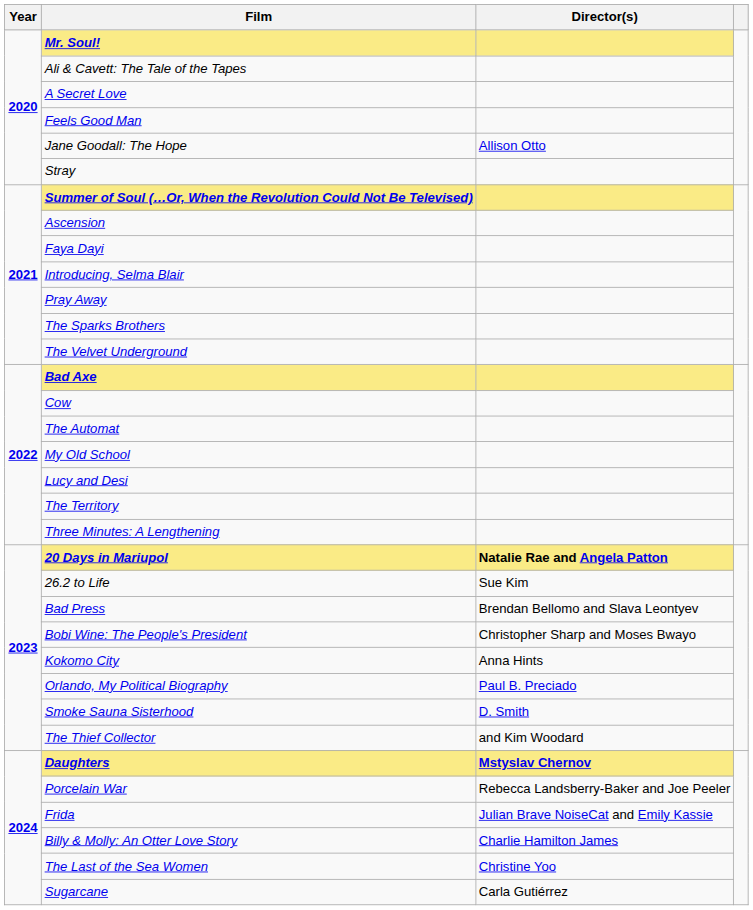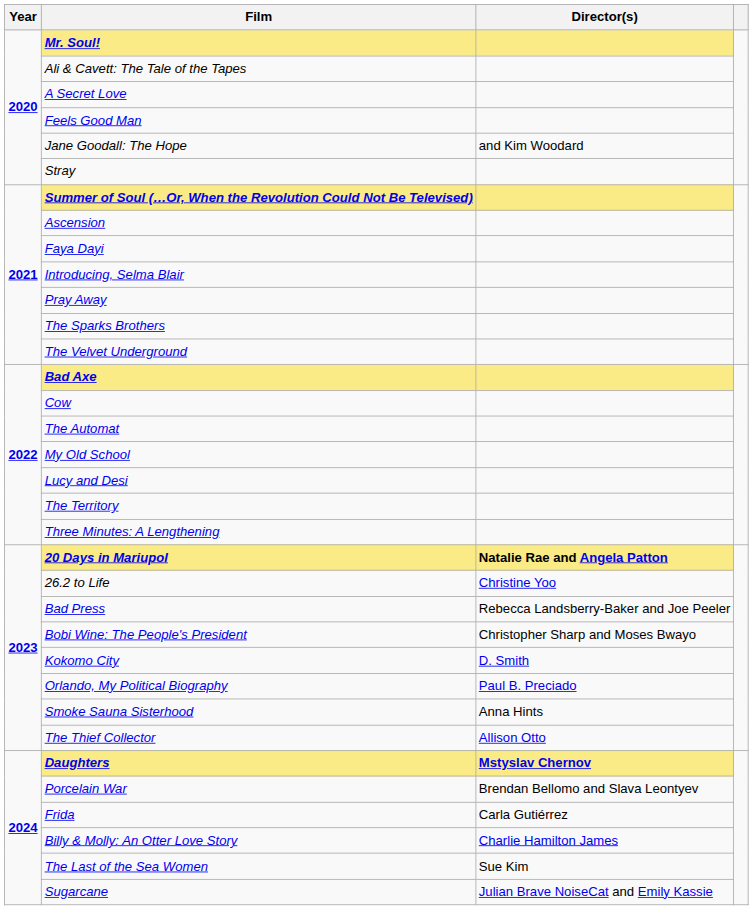(512, 146) Allison Otto -> (531, 146) and Kim Woodard
(504, 583) Sue Kim -> (517, 583) Christine Yoo
(589, 609) Brendan Bellomo and Slava Leontyev -> (605, 609) Rebecca Landsberry-Baker and Joe Peeler
(511, 660) Anna Hints -> (504, 660) D. Smith
(504, 712) D. Smith -> (511, 712) Anna Hints
(531, 737) and Kim Woodard -> (512, 737) Allison Otto
(605, 789) Rebecca Landsberry-Baker and Joe Peeler -> (589, 789) Brendan Bellomo and Slava Leontyev
(596, 814) Julian Brave NoiseCat and Emily Kassie -> (523, 814) Carla Gutiérrez
(517, 866) Christine Yoo -> (504, 866) Sue Kim
(523, 892) Carla Gutiérrez -> (596, 892) Julian Brave NoiseCat and Emily Kassie
